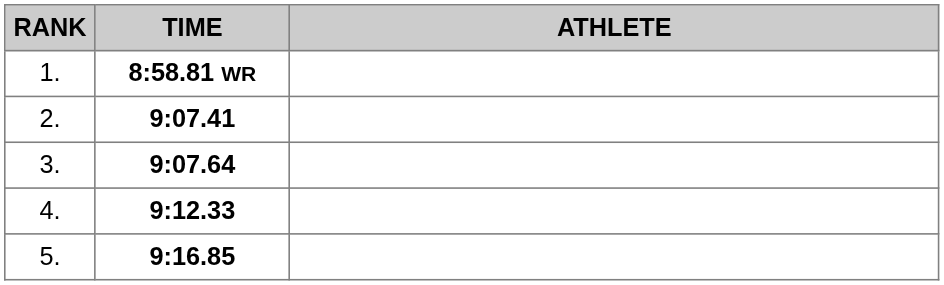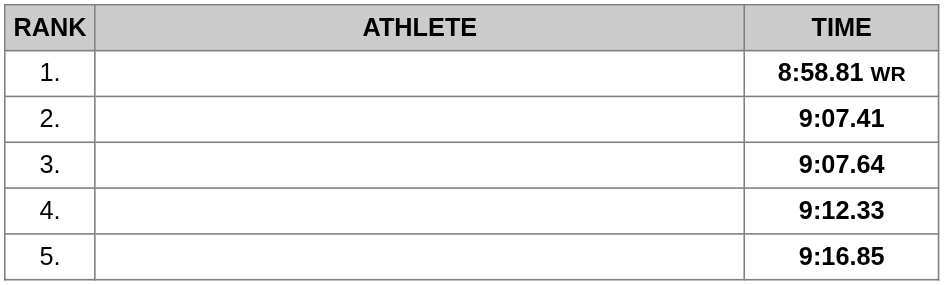columns swapped: (614, 27) <-> (192, 27)
